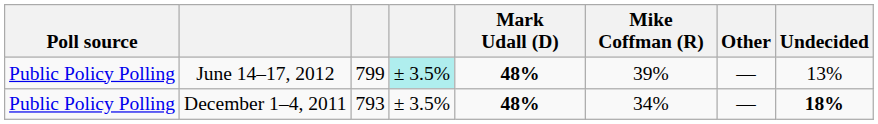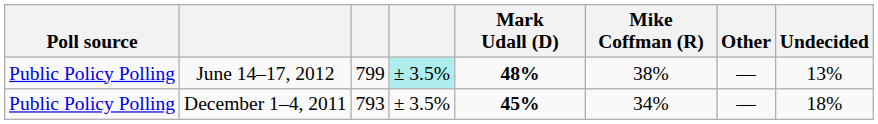(651, 72) 39% -> (651, 72) 38%
(520, 103) 48% -> (520, 103) 45%
(824, 103) bold -> (824, 103) normal
